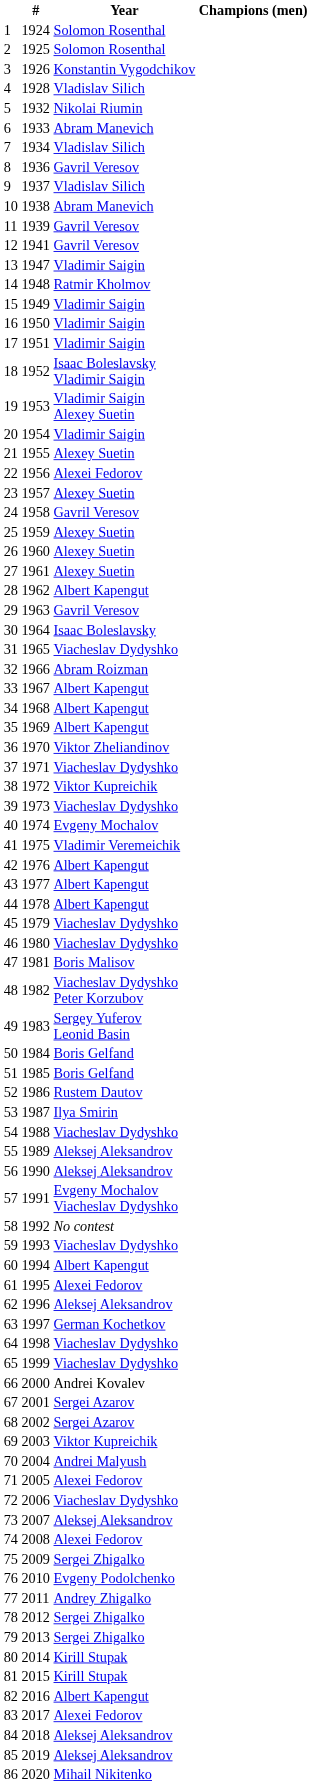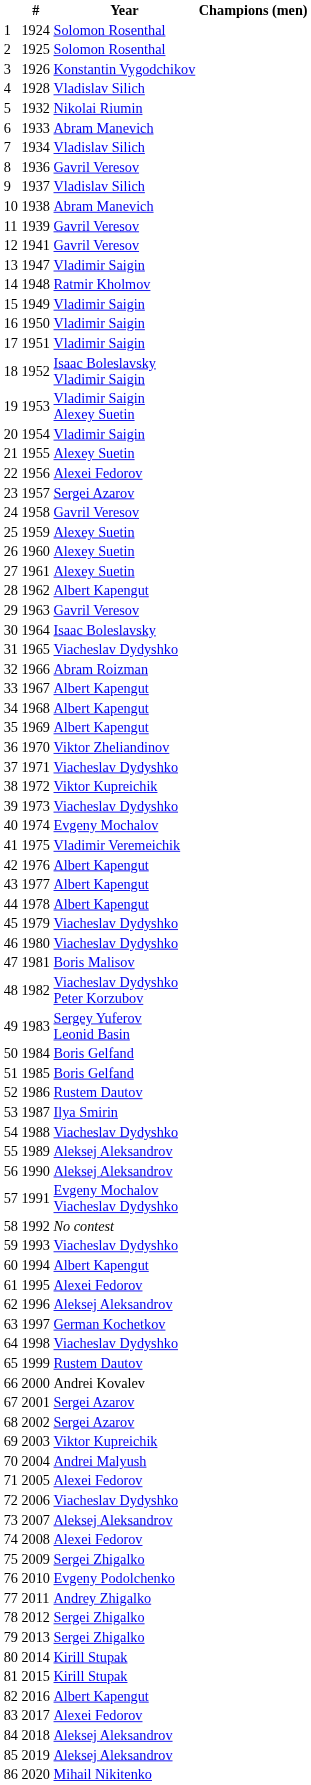(94, 493) Alexey Suetin -> (94, 493) Sergei Azarov
(116, 1363) Viacheslav Dydyshko -> (98, 1363) Rustem Dautov
